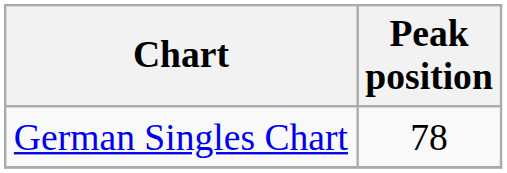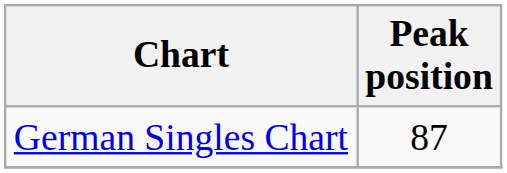(429, 136) 78 -> (429, 136) 87
